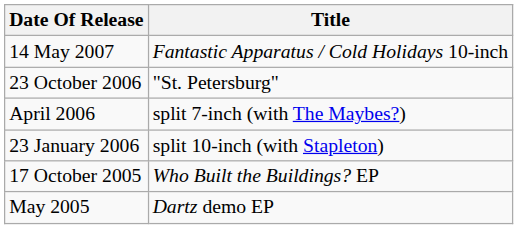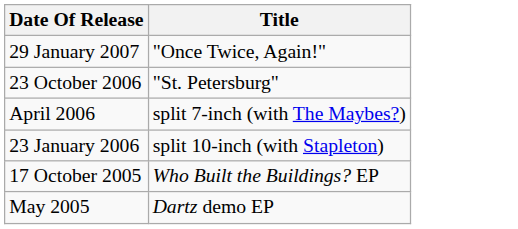- row: (62, 51)
+ row: (74, 51)
